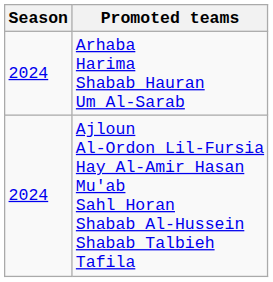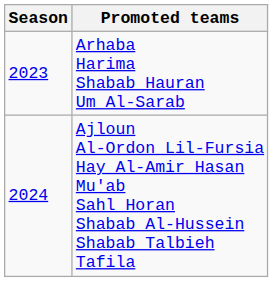(28, 74) 2024 -> (28, 74) 2023
